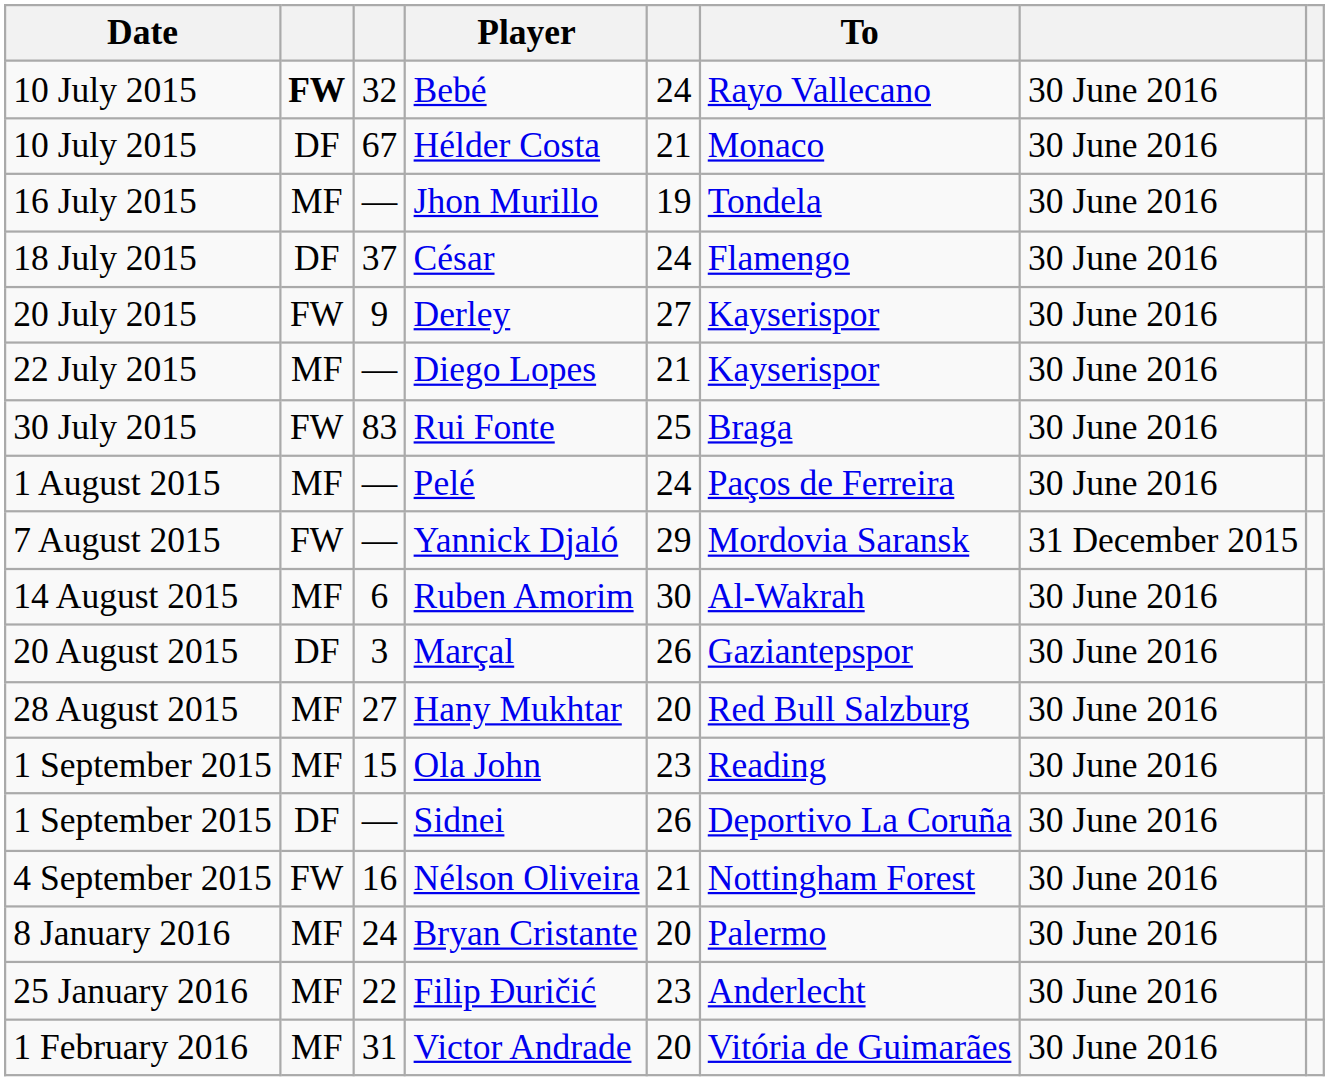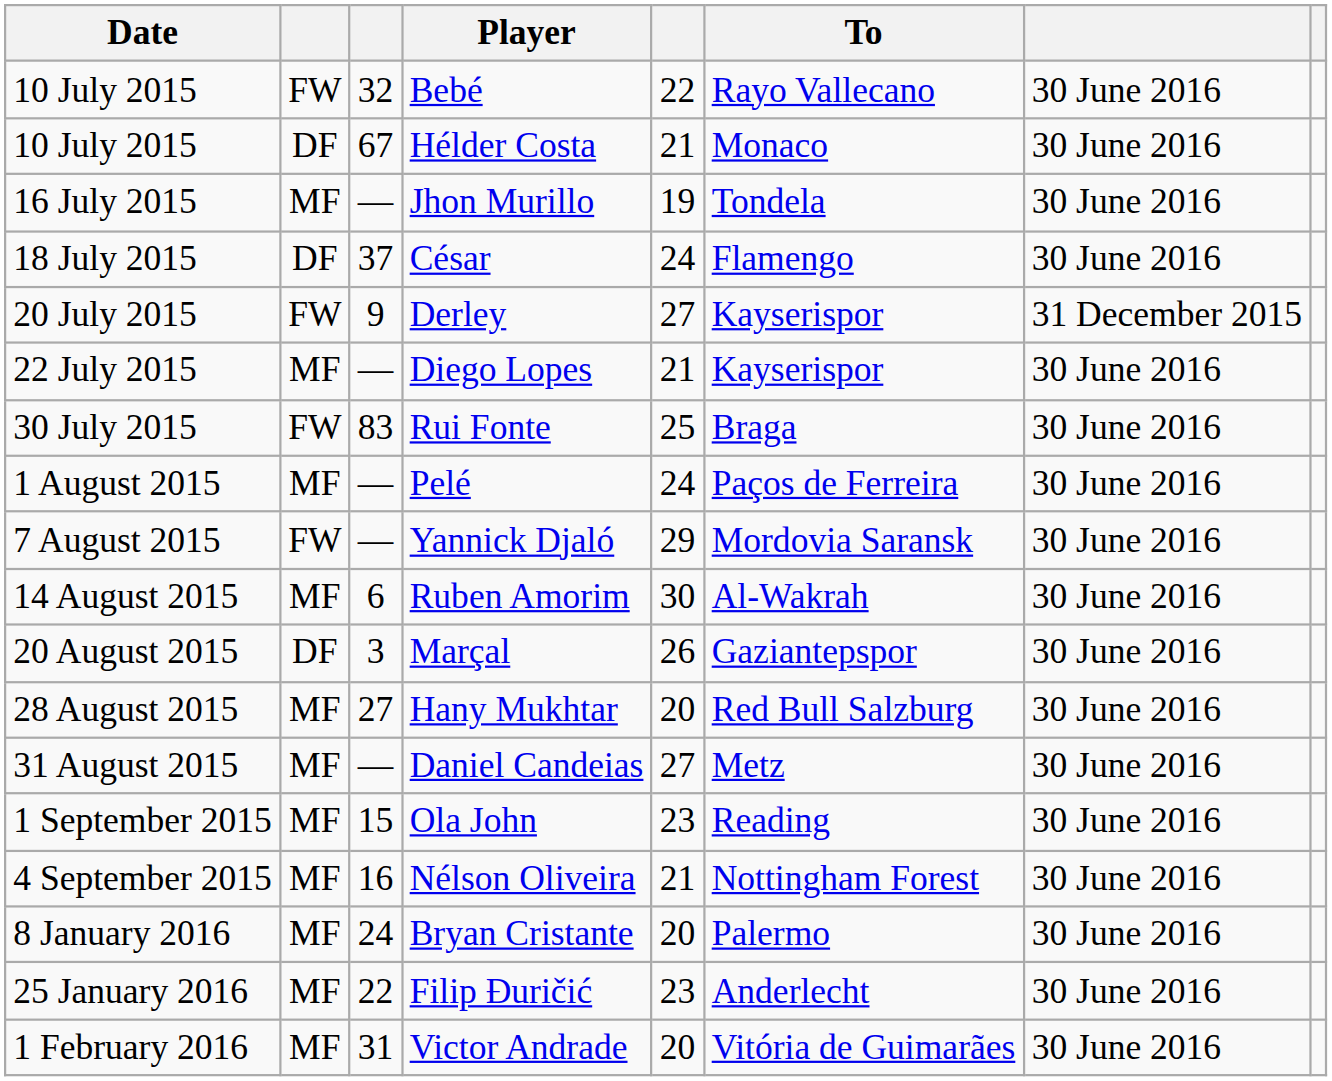(317, 88) bold -> (315, 88) normal
(674, 88) 24 -> (678, 88) 22
(1123, 314) 30 June 2016 -> (1167, 314) 31 December 2015
(1163, 539) 31 December 2015 -> (1126, 539) 30 June 2016
+ row: (527, 764)
- row: (459, 821)
(317, 877) FW -> (315, 877) MF
